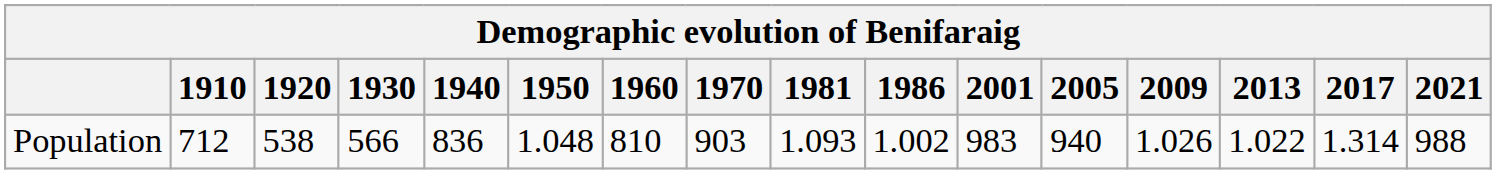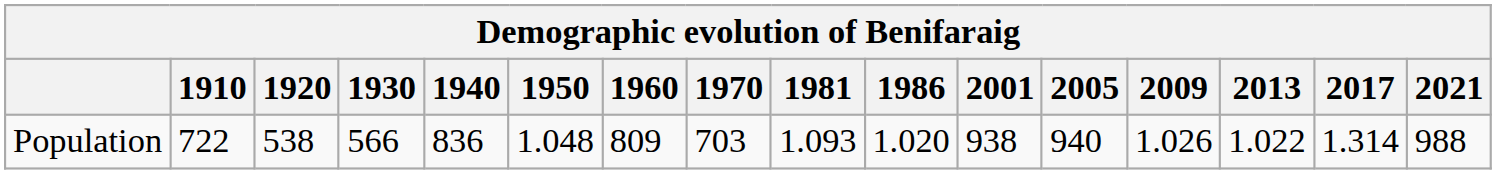(204, 140) 712 -> (204, 140) 722
(636, 140) 810 -> (636, 140) 809
(720, 140) 903 -> (720, 140) 703
(911, 140) 1.002 -> (911, 140) 1.020
(991, 140) 983 -> (991, 140) 938
